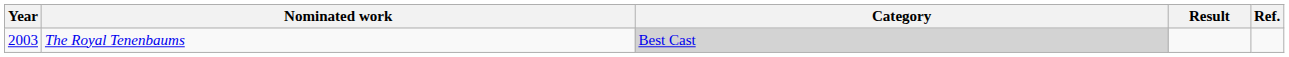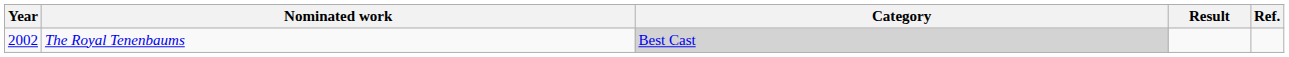(23, 40) 2003 -> (23, 40) 2002
